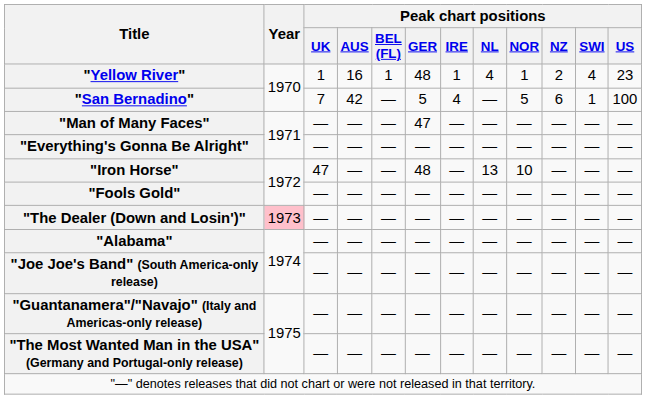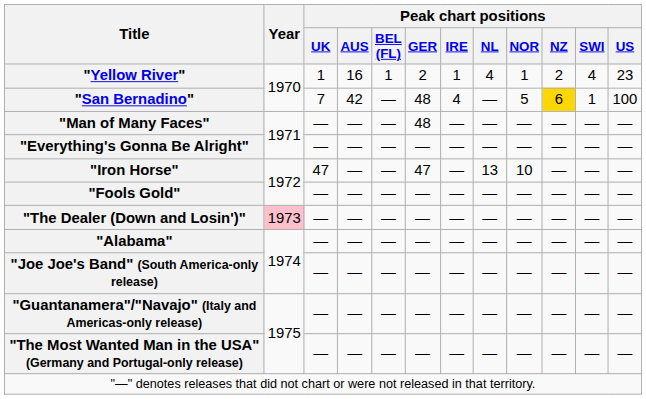(423, 75) 48 -> (423, 75) 2
(423, 99) 5 -> (423, 99) 48
(559, 99) no background -> (559, 99) gold background
(423, 123) 47 -> (423, 123) 48
(423, 170) 48 -> (423, 170) 47
